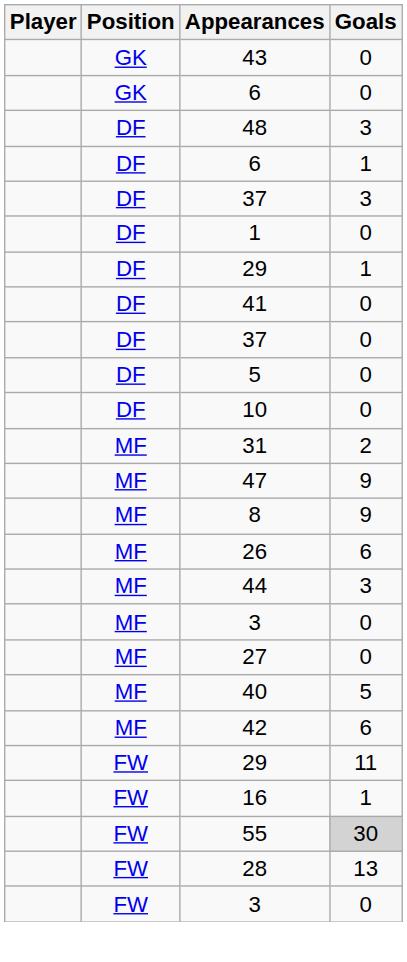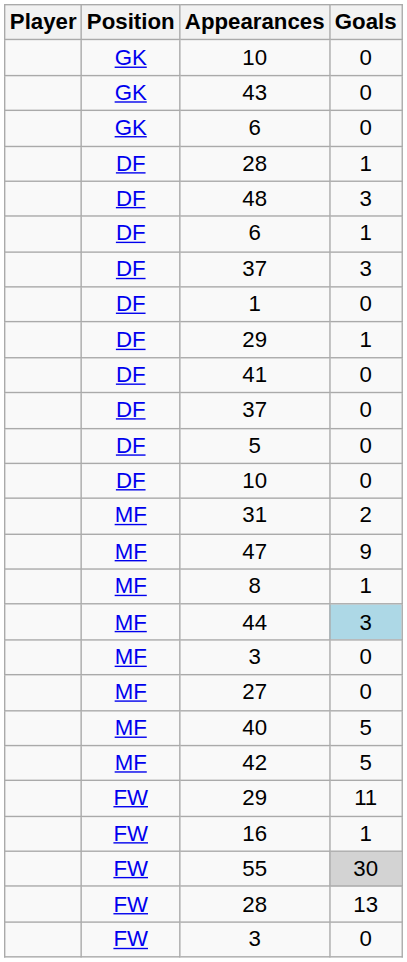+ row: (131, 57)
+ row: (131, 163)
(366, 515) 9 -> (366, 586) 1
- row: (131, 551)
(366, 586) no background -> (366, 621) lightblue background
(366, 727) 6 -> (366, 762) 5
